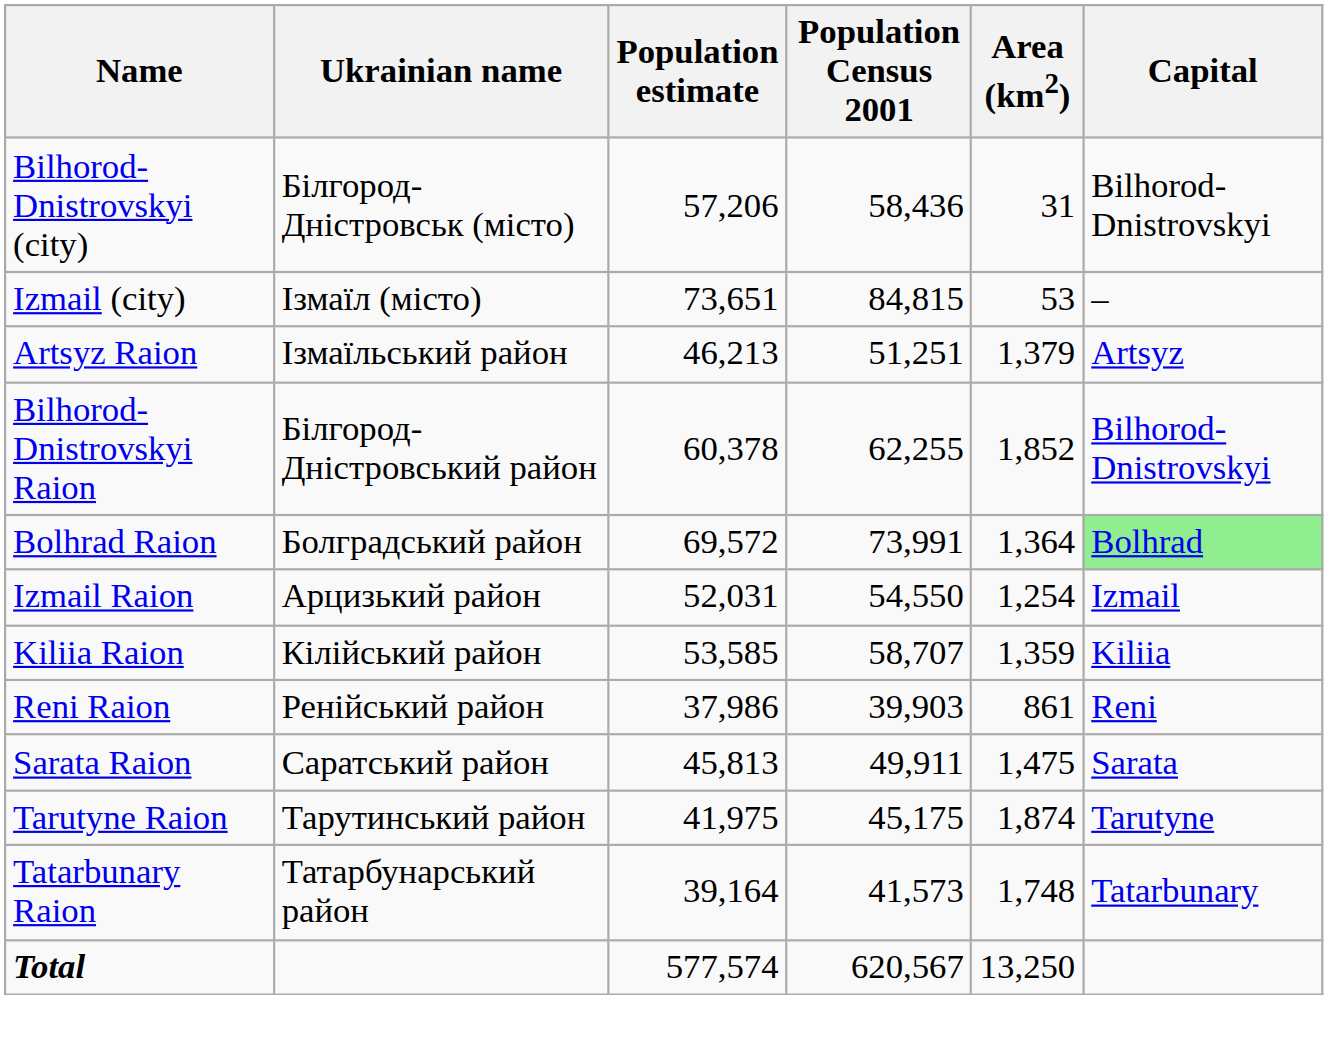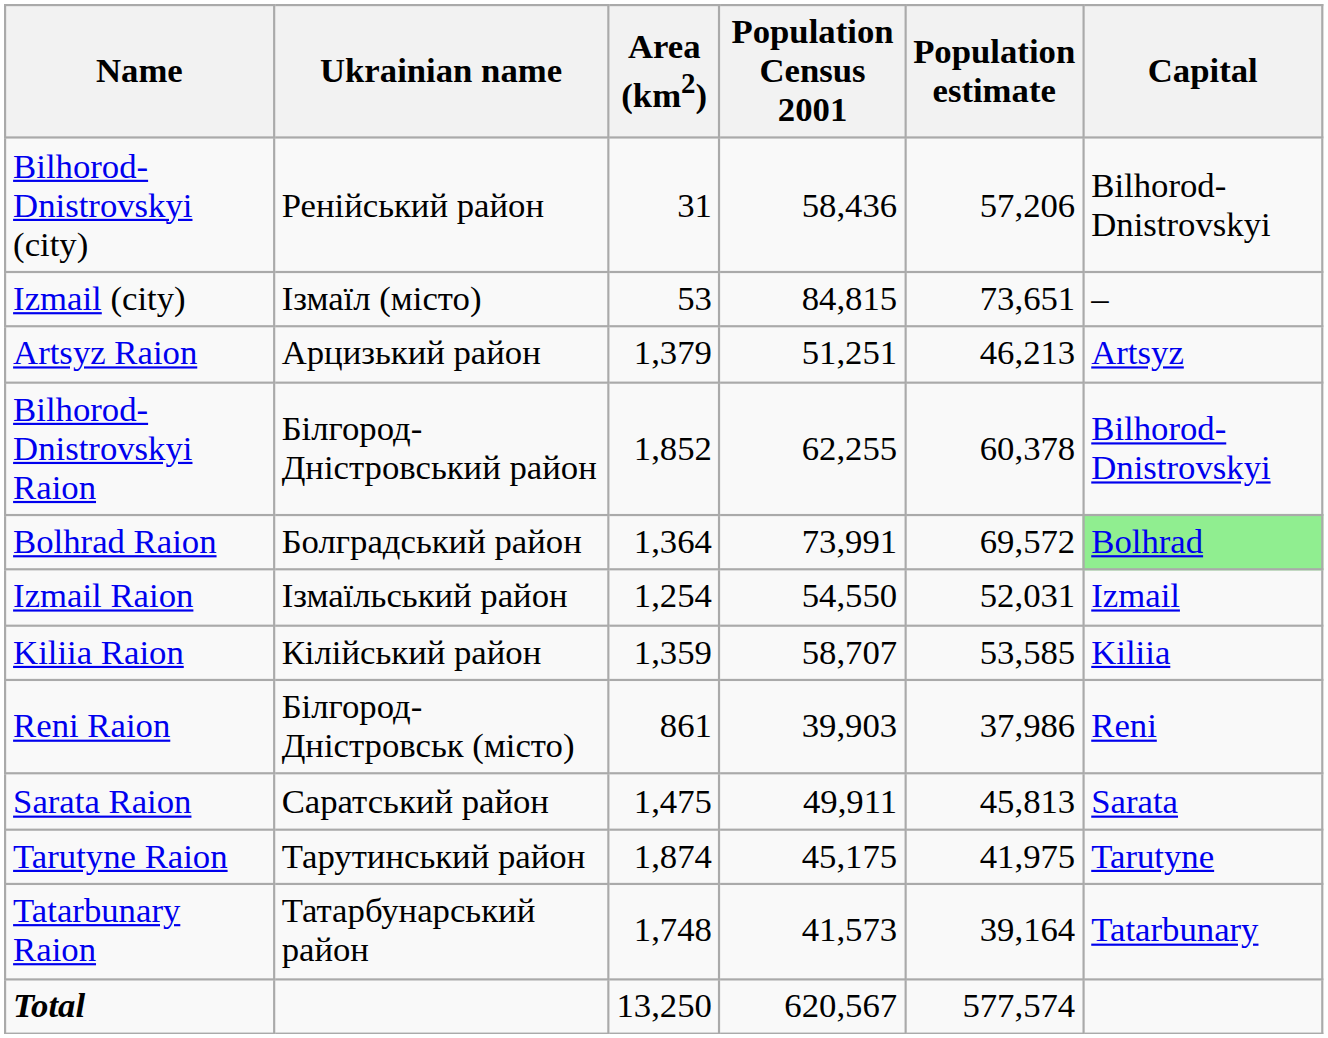columns swapped: (1027, 71) <-> (697, 71)
(428, 204) Білгород-Дністровськ (місто) -> (413, 204) Ренійський район
(425, 353) Ізмаїльський район -> (411, 353) Арцизький район
(411, 596) Арцизький район -> (425, 596) Ізмаїльський район
(413, 706) Ренійський район -> (428, 726) Білгород-Дністровськ (місто)
